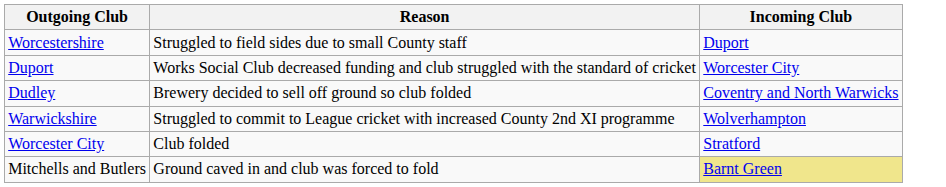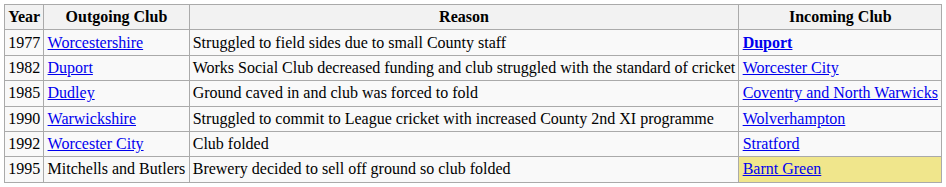+ column: (24, 17)
(726, 42) normal -> (768, 42) bold
(312, 93) Brewery decided to sell off ground so club folded -> (335, 93) Ground caved in and club was forced to fold
(296, 169) Ground caved in and club was forced to fold -> (352, 169) Brewery decided to sell off ground so club folded
